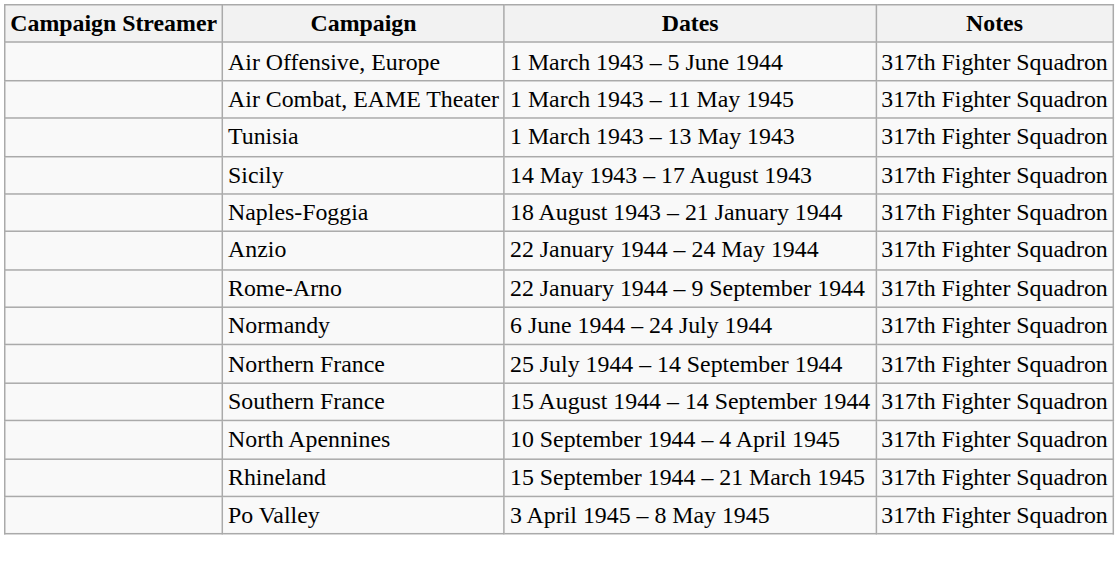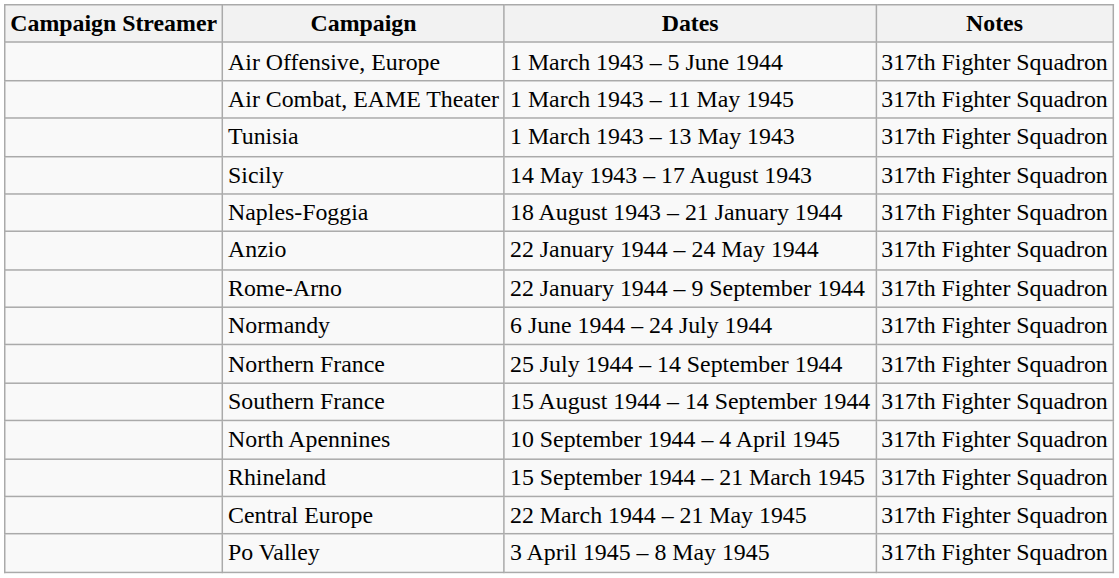+ row: (301, 514)
